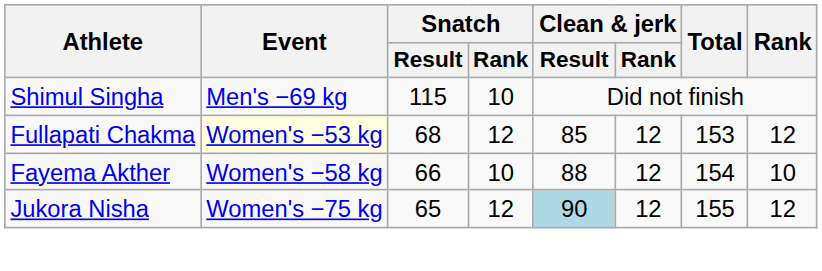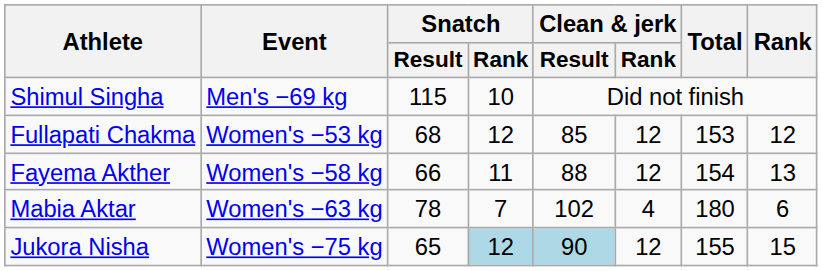(294, 134) lightyellow background -> (294, 134) no background
(501, 172) 10 -> (501, 172) 11
(783, 172) 10 -> (783, 172) 13
+ row: (73, 210)
(501, 210) no background -> (501, 247) lightblue background
(783, 210) 12 -> (783, 247) 15
